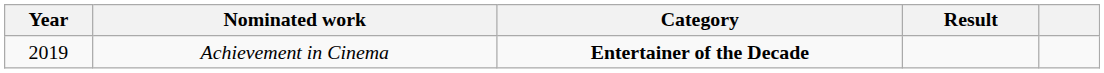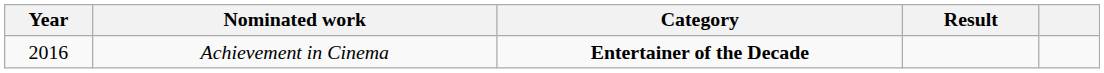(48, 51) 2019 -> (48, 51) 2016
